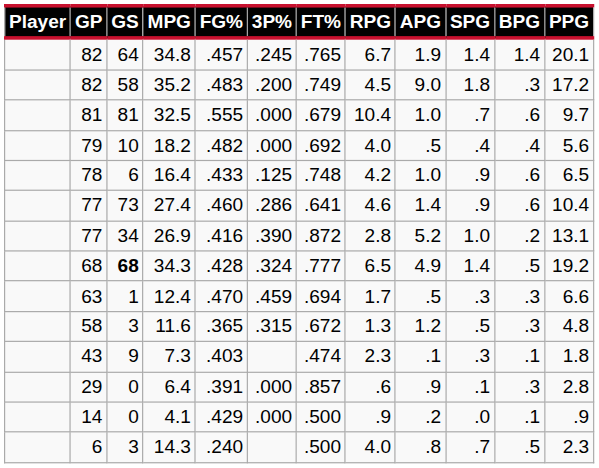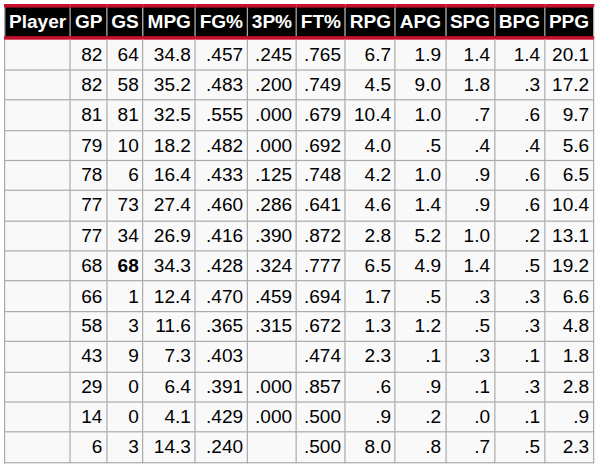(92, 296) 63 -> (92, 296) 66
(378, 447) 4.0 -> (378, 447) 8.0
